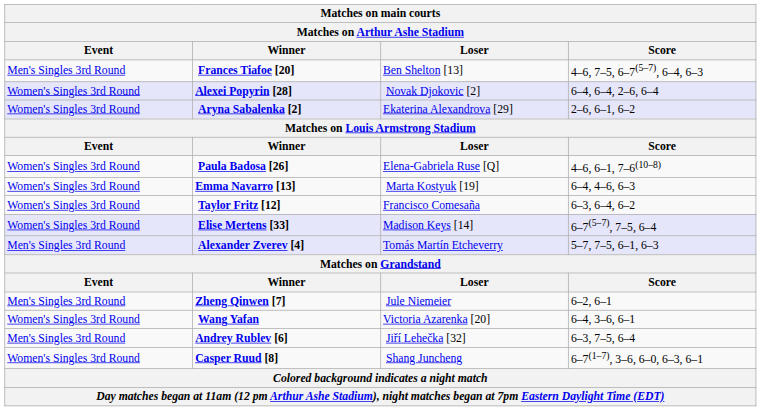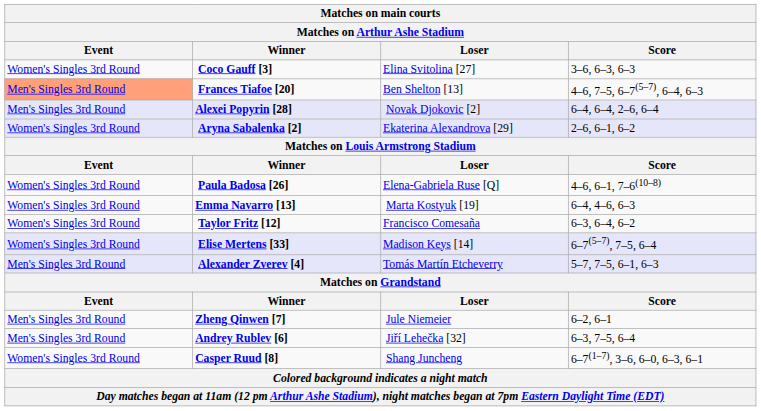+ row: (234, 69)
(66, 70) no background -> (66, 89) lightsalmon background
(74, 91) Women's Singles 3rd Round -> (66, 109) Men's Singles 3rd Round
- row: (227, 319)
